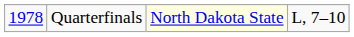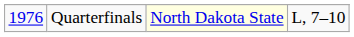(26, 18) 1978 -> (26, 18) 1976
